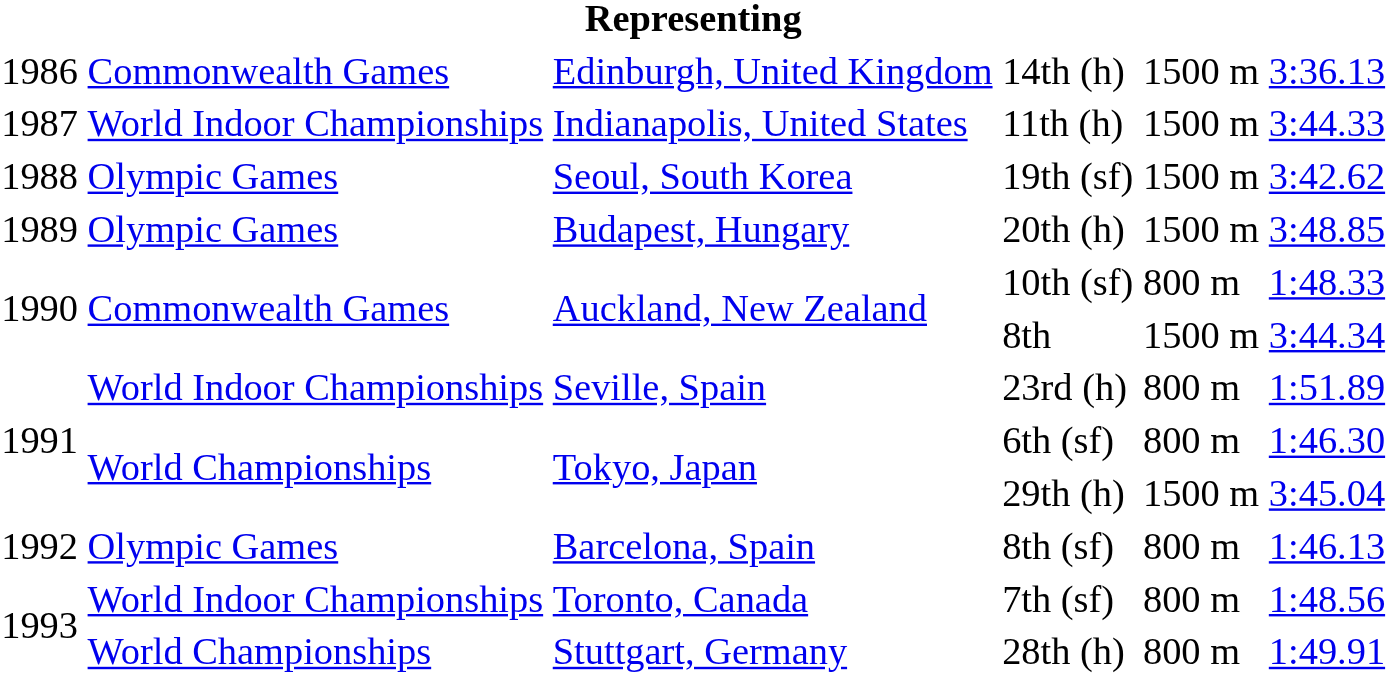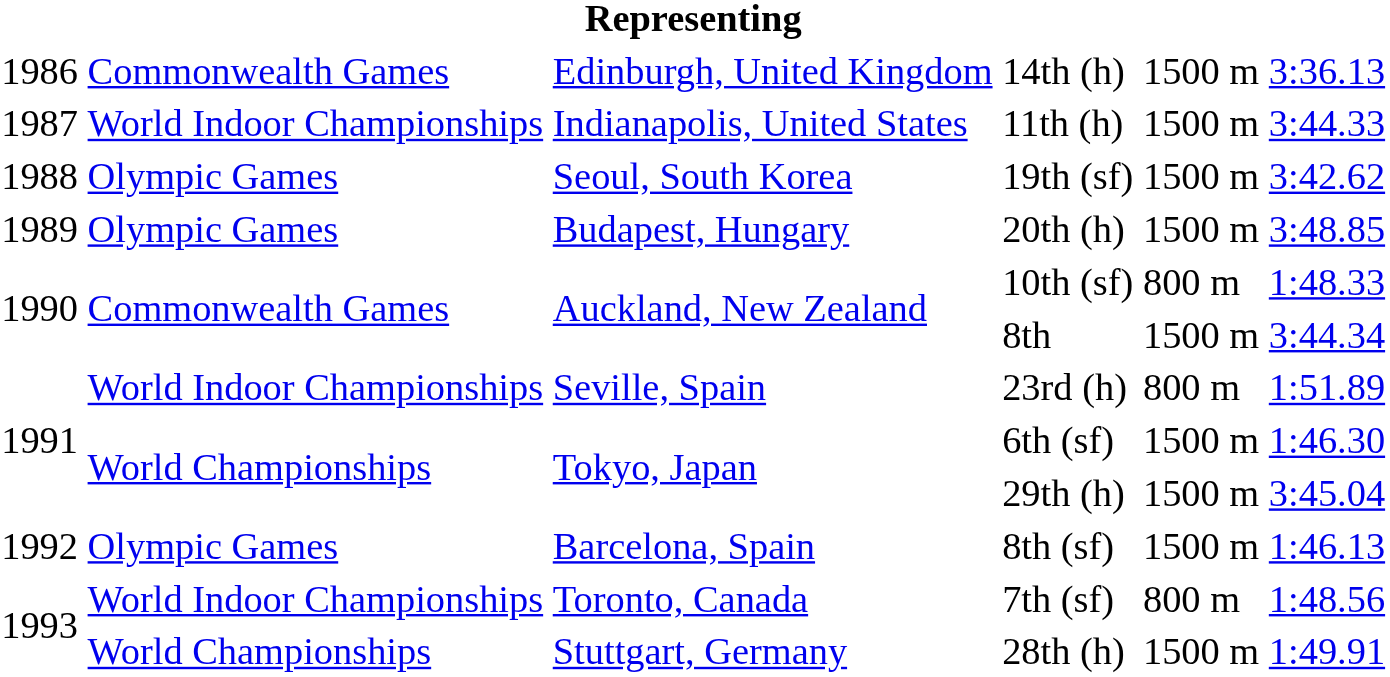(1191, 440) 800 m -> (1201, 440) 1500 m
(1191, 546) 800 m -> (1201, 546) 1500 m
(1191, 651) 800 m -> (1201, 651) 1500 m
